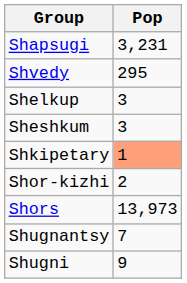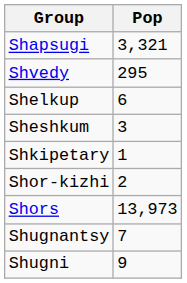(142, 46) 3,231 -> (142, 46) 3,321
(122, 100) 3 -> (122, 100) 6
(122, 155) lightsalmon background -> (122, 155) no background
